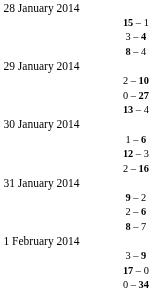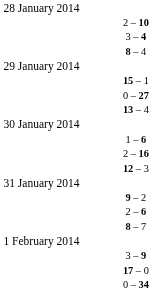rows swapped: (57, 23) <-> (57, 81)
rows swapped: (57, 154) <-> (57, 168)
